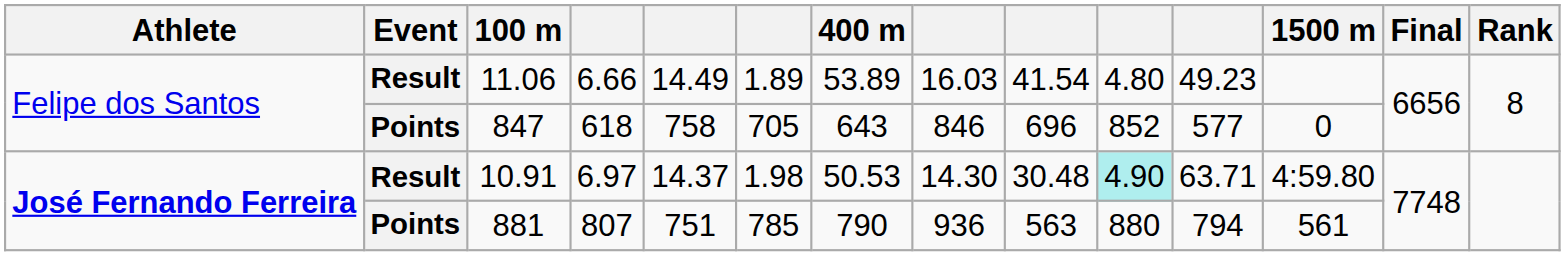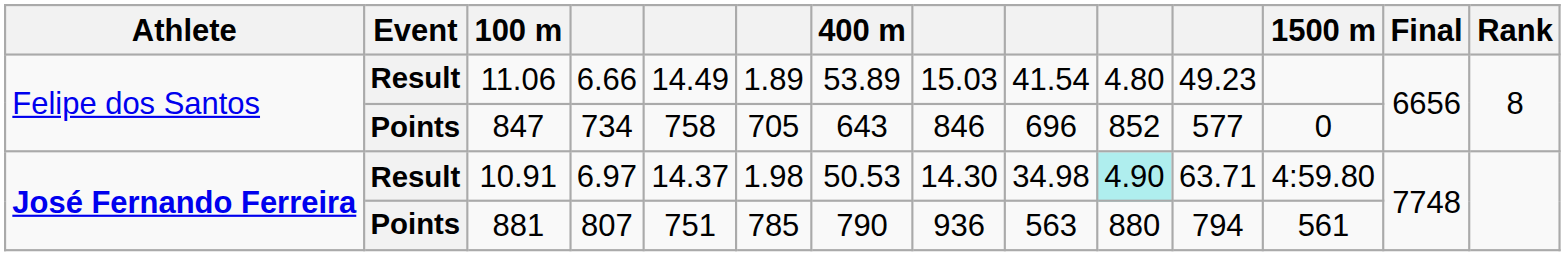(959, 79) 16.03 -> (959, 79) 15.03
(607, 128) 618 -> (607, 128) 734
(1051, 177) 30.48 -> (1051, 177) 34.98
